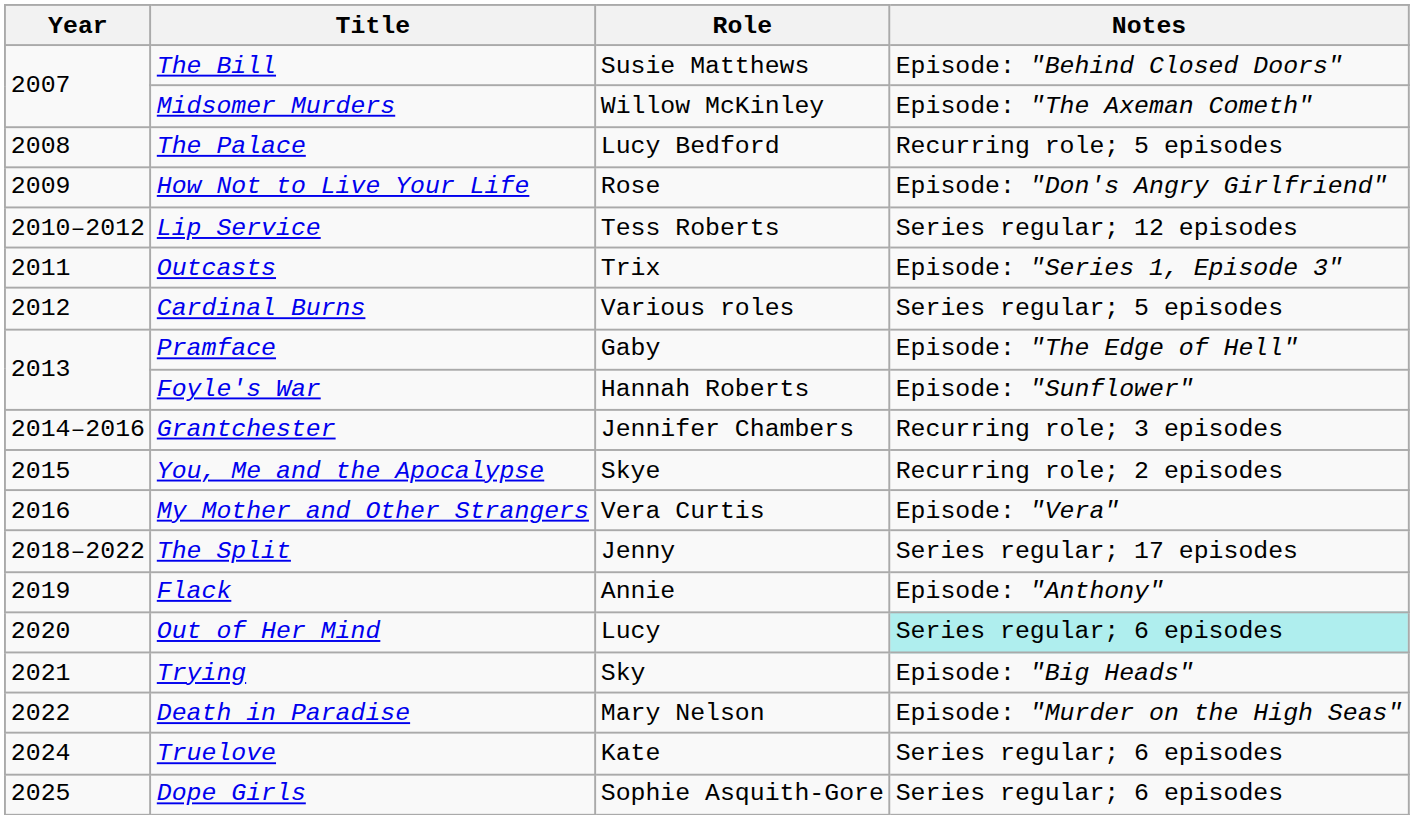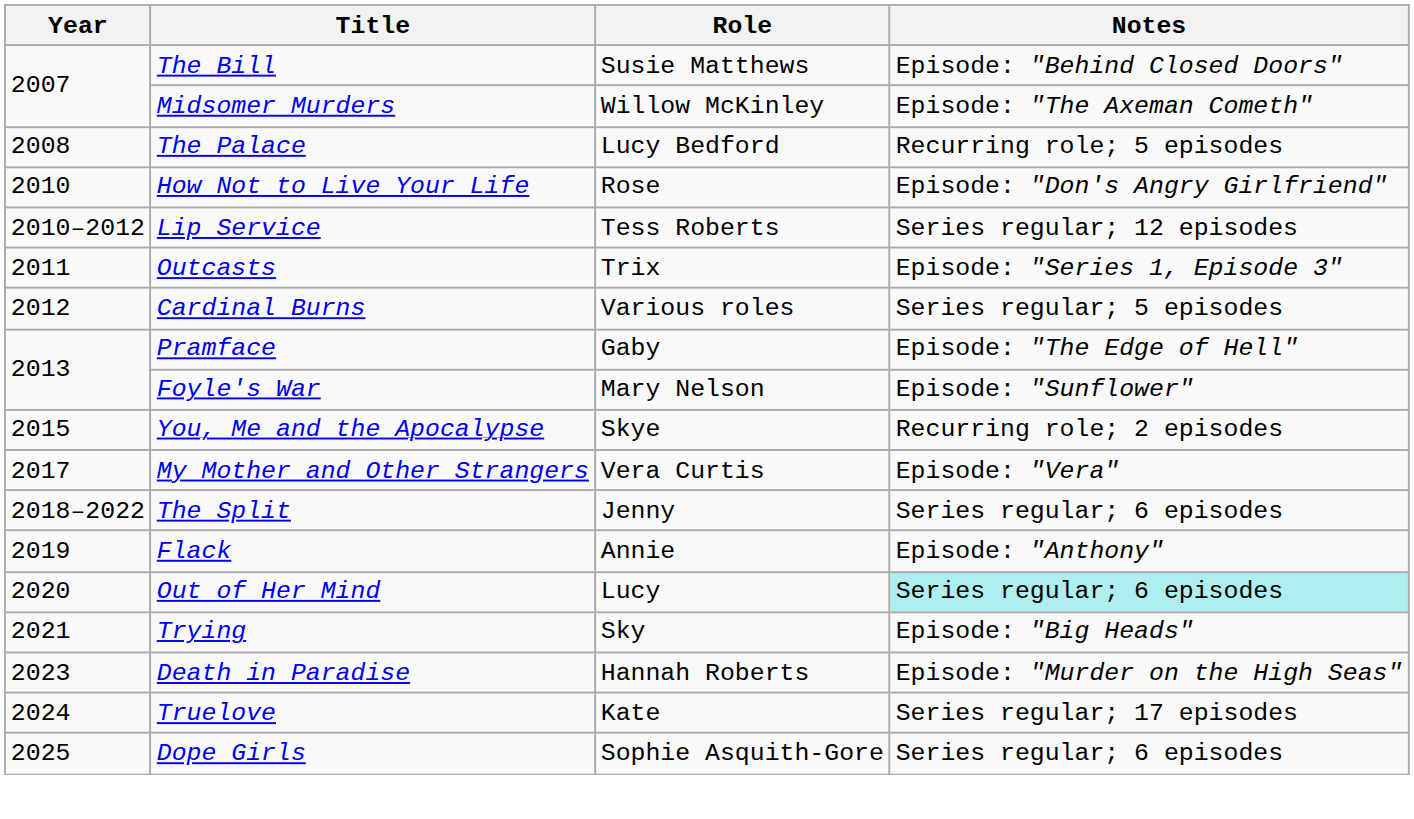(41, 187) 2009 -> (41, 187) 2010
(705, 389) Hannah Roberts -> (683, 389) Mary Nelson
- row: (246, 430)
(41, 511) 2016 -> (41, 470) 2017
(1097, 551) Series regular; 17 episodes -> (1089, 511) Series regular; 6 episodes
(41, 713) 2022 -> (41, 673) 2023
(683, 713) Mary Nelson -> (705, 673) Hannah Roberts
(1089, 754) Series regular; 6 episodes -> (1097, 713) Series regular; 17 episodes
